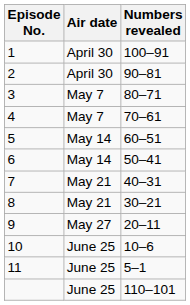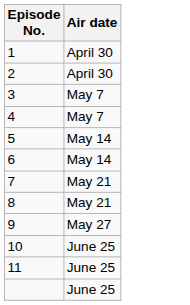- column: (153, 22)
